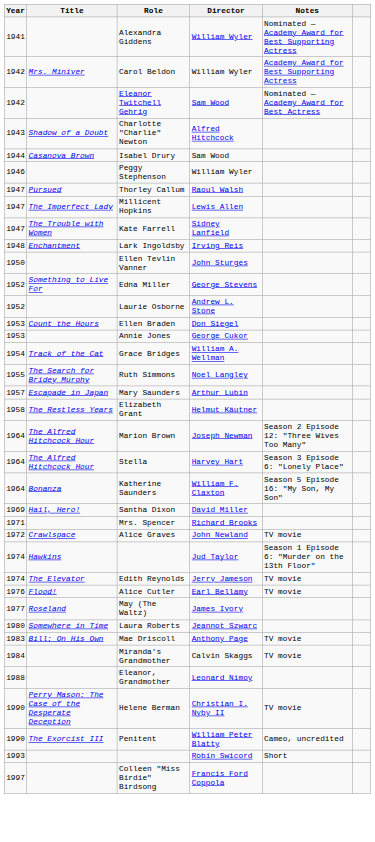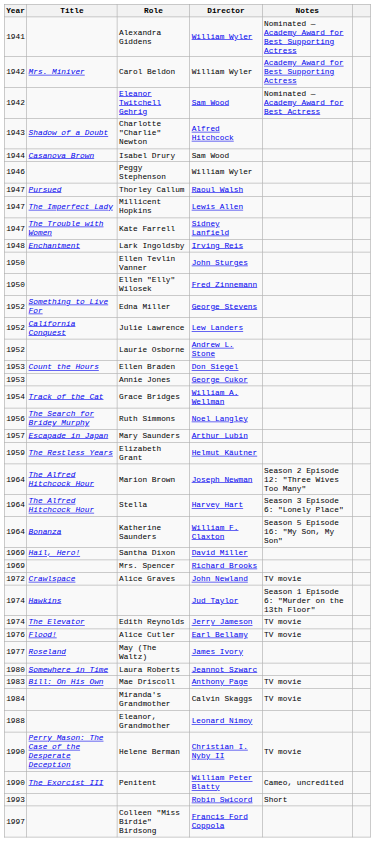+ row: (147, 285)
+ row: (152, 328)
(16, 375) 1955 -> (16, 419) 1956
(16, 410) 1958 -> (16, 453) 1959
(16, 523) 1971 -> (16, 566) 1969
